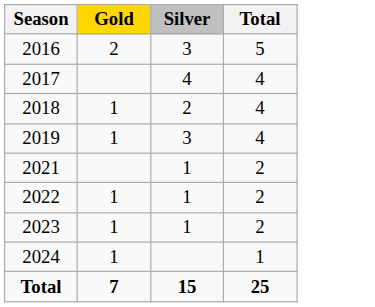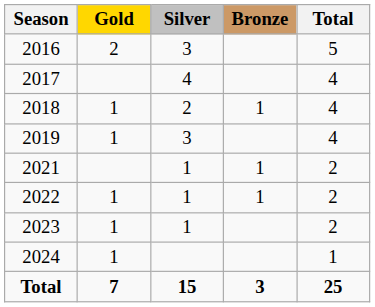+ column: (260, 19)
